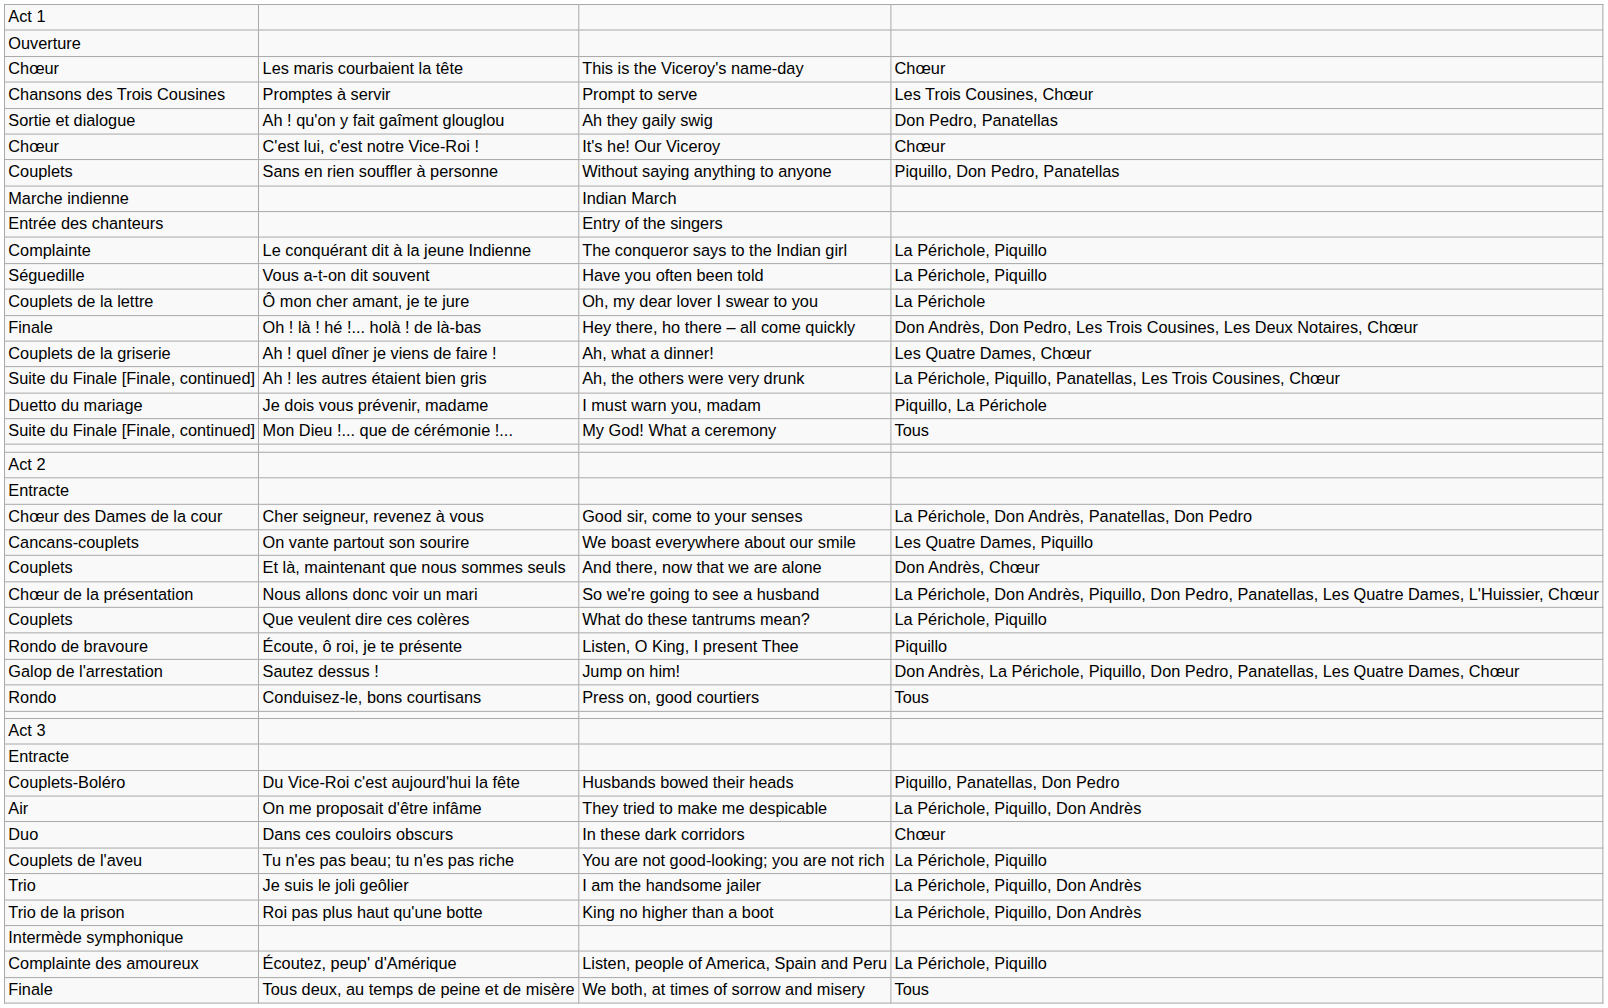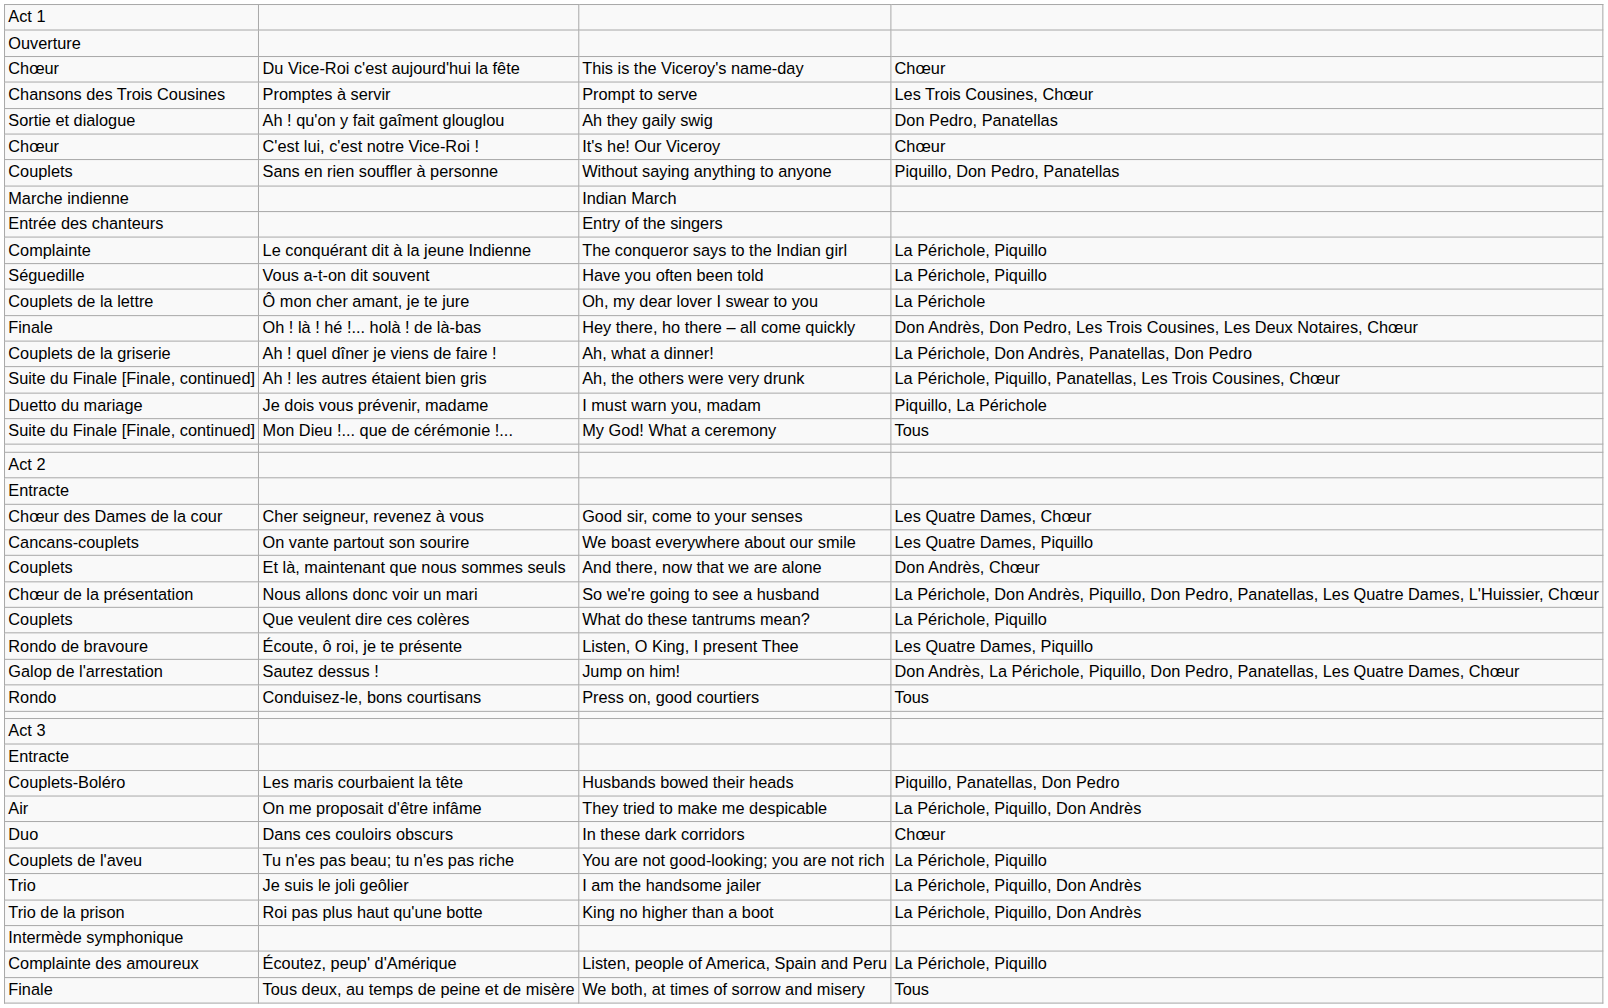(363, 69) Les maris courbaient la tête -> (391, 69) Du Vice-Roi c'est aujourd'hui la fête
(993, 353) Les Quatre Dames, Chœur -> (1073, 353) La Périchole, Don Andrès, Panatellas, Don Pedro
(1073, 516) La Périchole, Don Andrès, Panatellas, Don Pedro -> (993, 516) Les Quatre Dames, Chœur
(921, 646) Piquillo -> (994, 646) Les Quatre Dames, Piquillo
(391, 783) Du Vice-Roi c'est aujourd'hui la fête -> (363, 783) Les maris courbaient la tête
